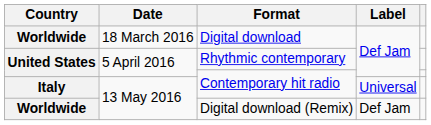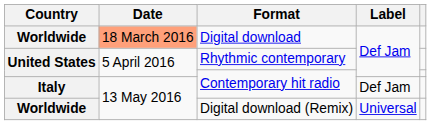(148, 37) no background -> (148, 37) lightsalmon background
(388, 87) Universal -> (385, 87) Def Jam
(385, 109) Def Jam -> (388, 109) Universal
